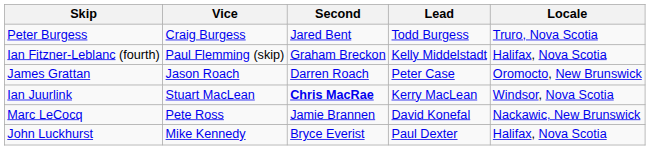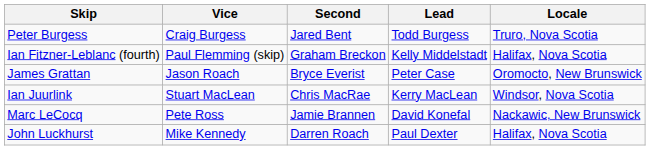(329, 74) Darren Roach -> (327, 74) Bryce Everist
(332, 94) bold -> (330, 94) normal
(327, 134) Bryce Everist -> (329, 134) Darren Roach
